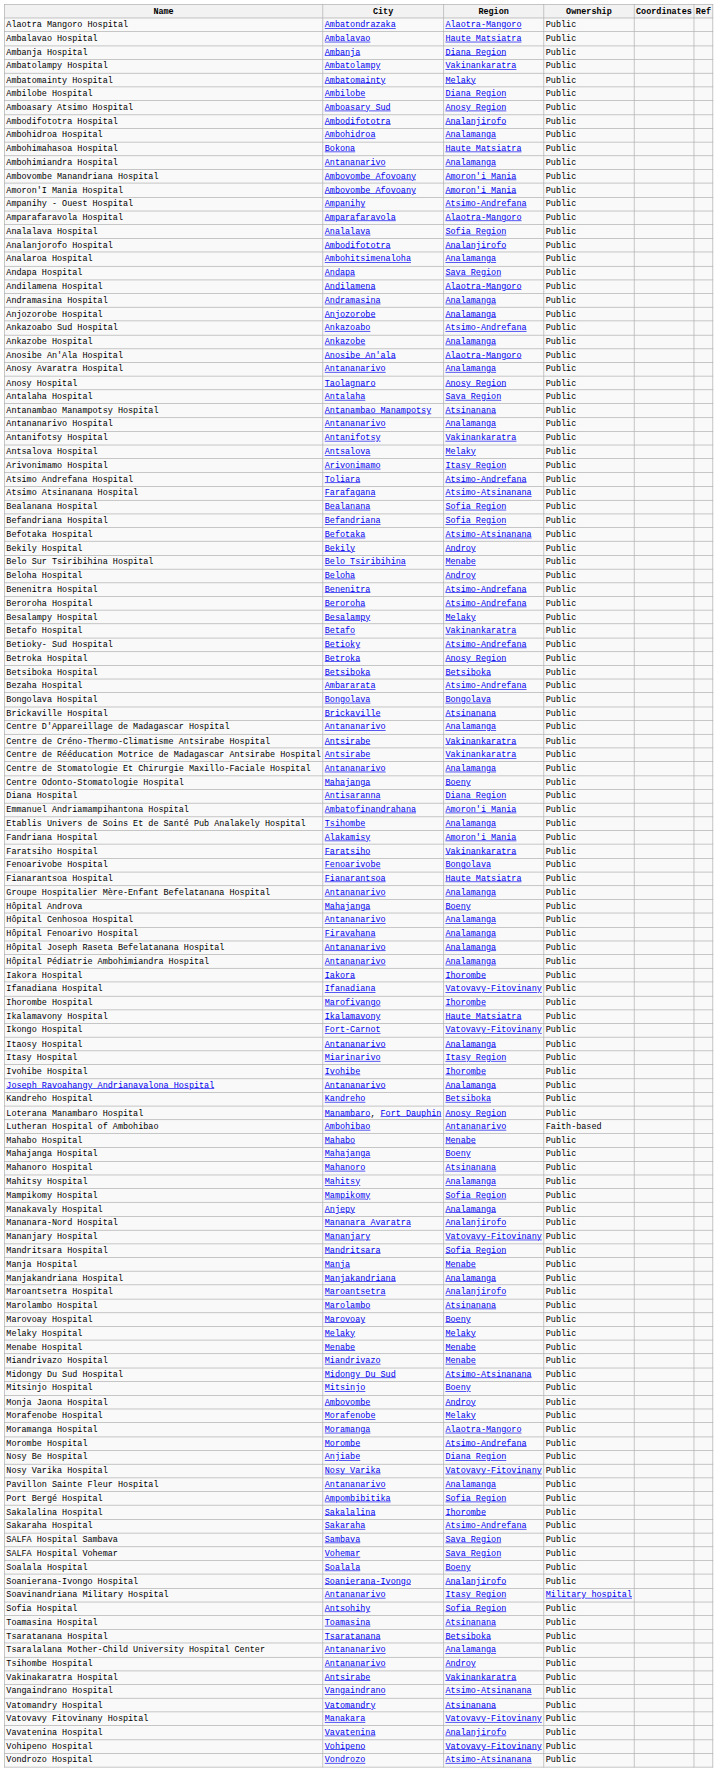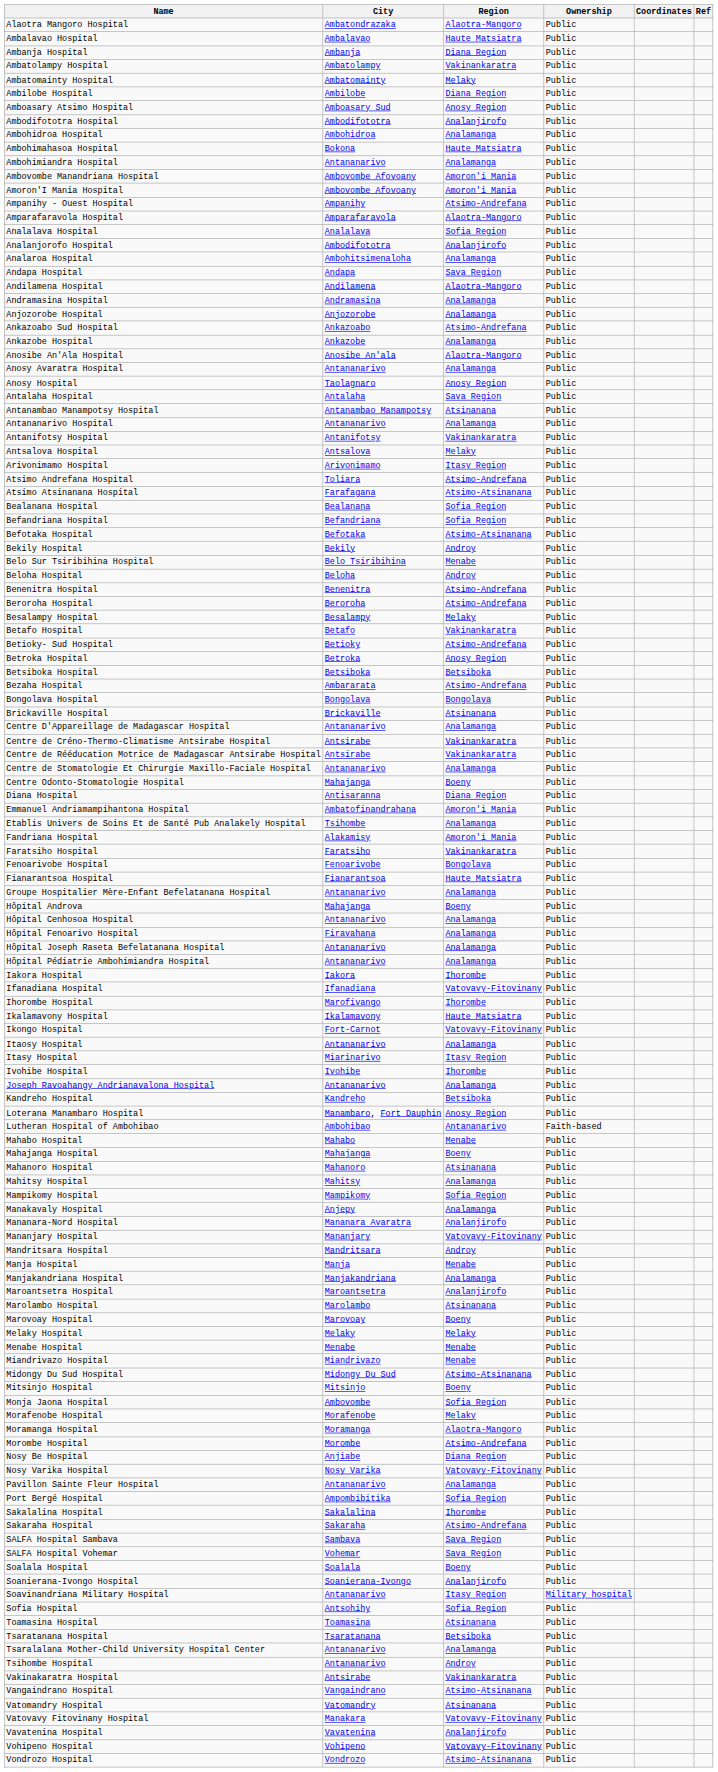(476, 1251) Sofia Region -> (461, 1251) Androy
(461, 1402) Androy -> (476, 1402) Sofia Region
